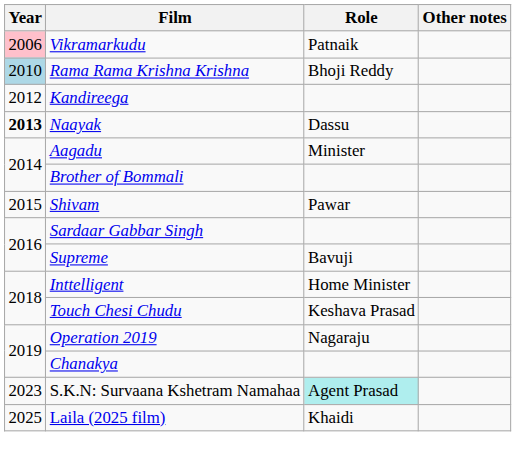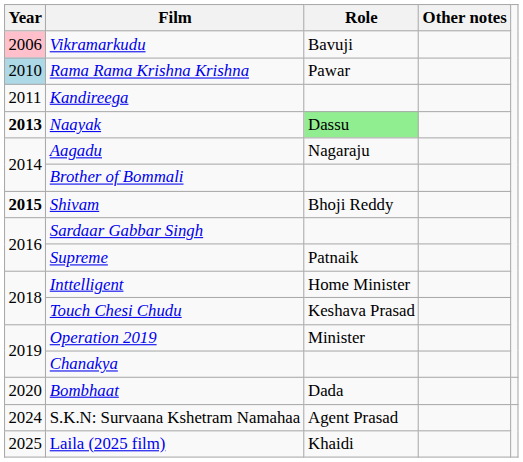(333, 44) Patnaik -> (330, 44) Bavuji
(351, 71) Bhoji Reddy -> (329, 71) Pawar
(25, 97) 2012 -> (25, 97) 2011
(329, 124) no background -> (329, 124) lightgreen background
(336, 151) Minister -> (339, 151) Nagaraju
(25, 204) normal -> (25, 204) bold
(329, 204) Pawar -> (351, 204) Bhoji Reddy
(330, 257) Bavuji -> (333, 257) Patnaik
(339, 337) Nagaraju -> (336, 337) Minister
+ row: (84, 390)
(25, 390) 2023 -> (25, 417) 2024
(353, 390) paleturquoise background -> (353, 417) no background
